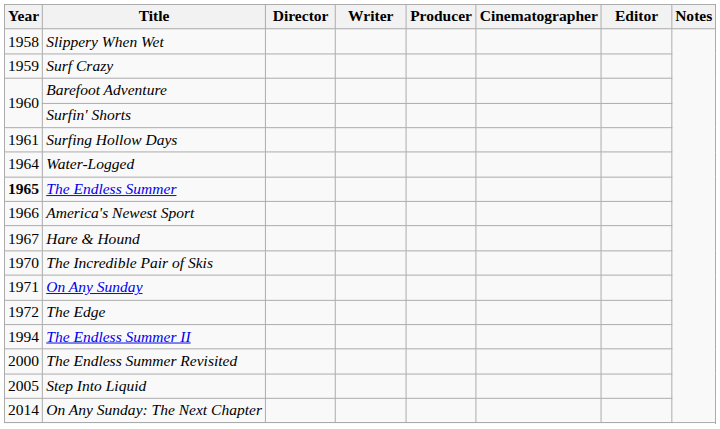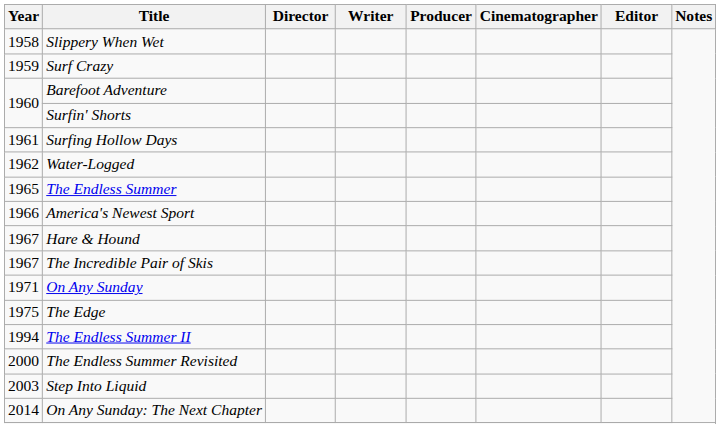(24, 164) 1964 -> (24, 164) 1962
(24, 189) bold -> (24, 189) normal
(24, 262) 1970 -> (24, 262) 1967
(24, 312) 1972 -> (24, 312) 1975
(24, 386) 2005 -> (24, 386) 2003
